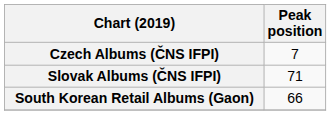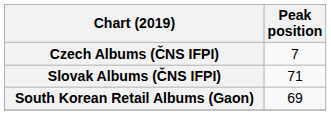(295, 98) 66 -> (295, 98) 69
